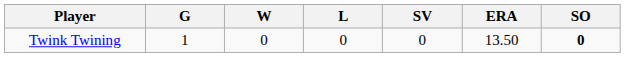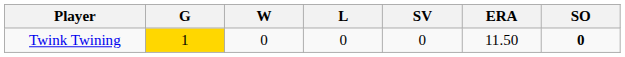(185, 40) no background -> (185, 40) gold background
(502, 40) 13.50 -> (502, 40) 11.50
